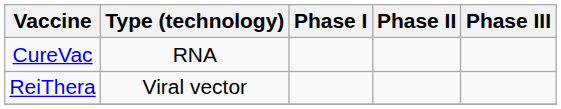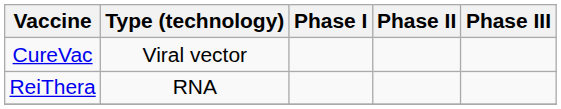(195, 54) RNA -> (195, 54) Viral vector
(195, 87) Viral vector -> (195, 87) RNA
